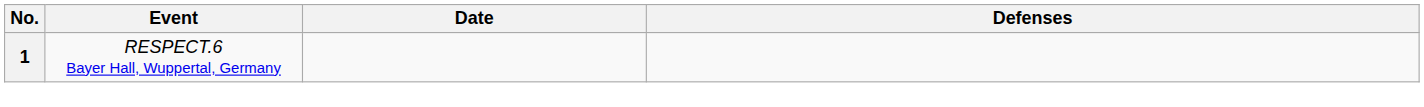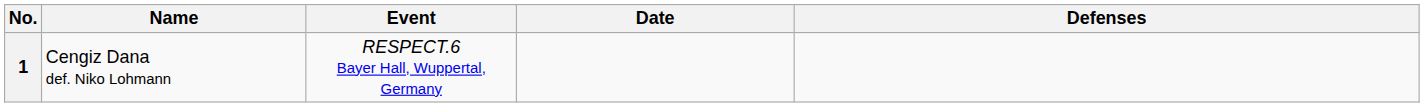+ column: (174, 18)
